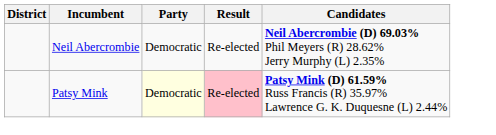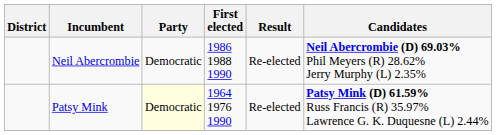+ column: (225, 20)
(233, 93) pink background -> (275, 107) no background
